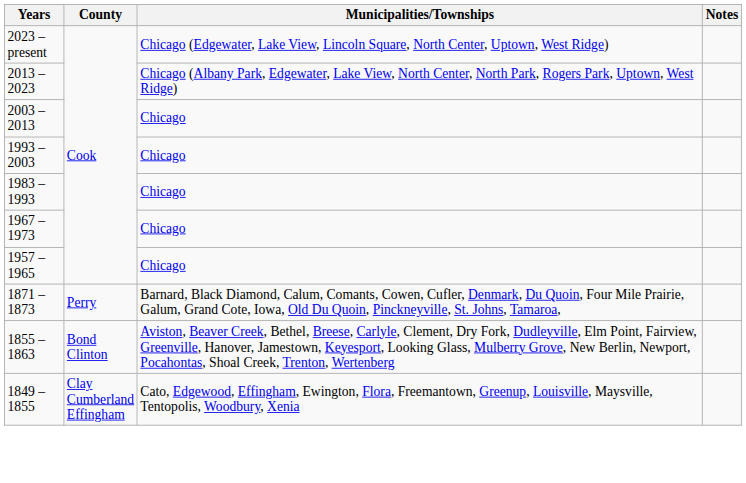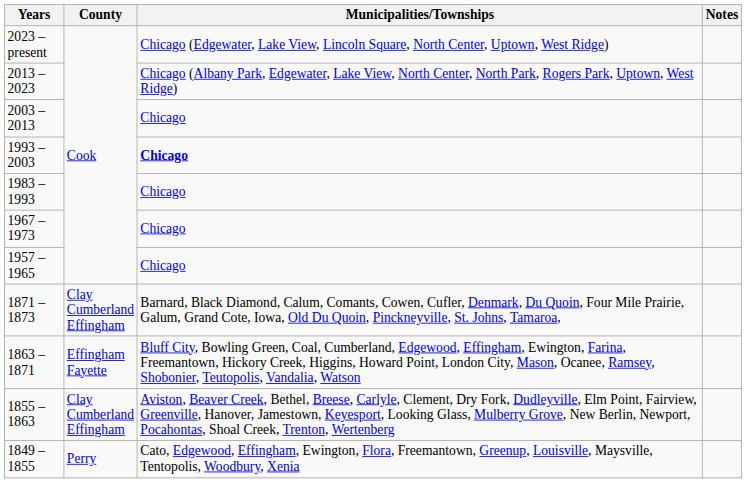(163, 155) normal -> (164, 155) bold
(82, 302) Perry -> (100, 310) Clay Cumberland Effingham
+ row: (26, 362)
(87, 347) Bond Clinton -> (100, 414) Clay Cumberland Effingham
(100, 399) Clay Cumberland Effingham -> (82, 459) Perry
